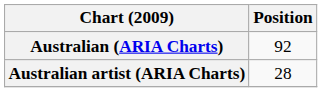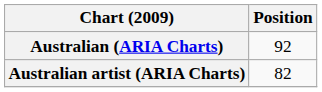(283, 73) 28 -> (283, 73) 82
